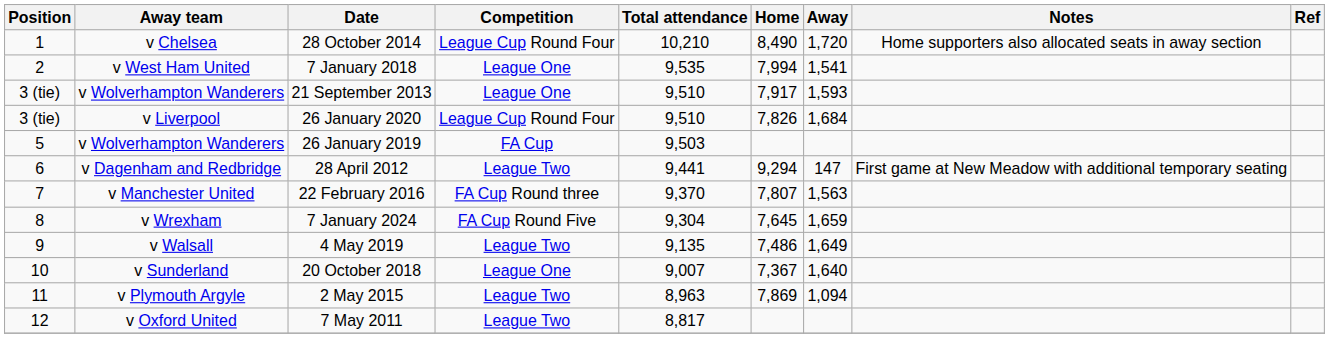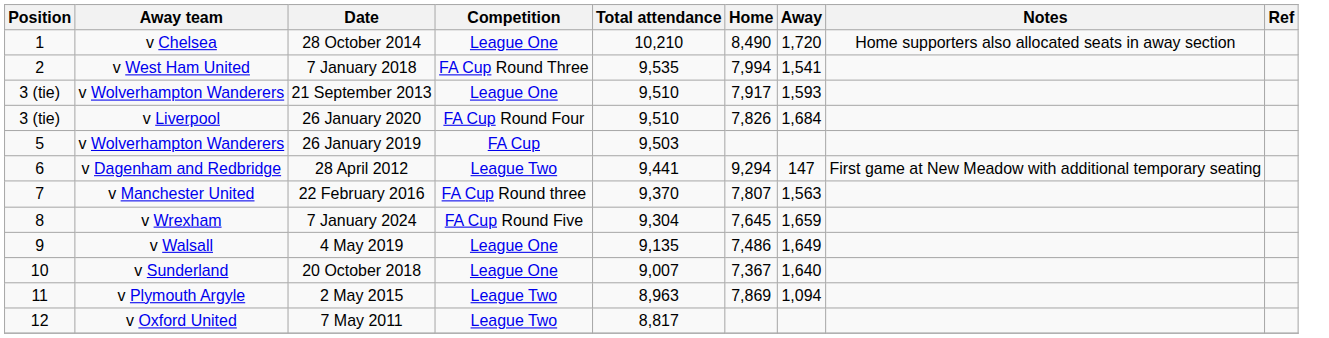(527, 43) League Cup Round Four -> (514, 43) League One
(527, 68) League One -> (514, 68) FA Cup Round Three
(527, 118) League Cup Round Four -> (514, 118) FA Cup Round Four
(527, 245) League Two -> (514, 245) League One
